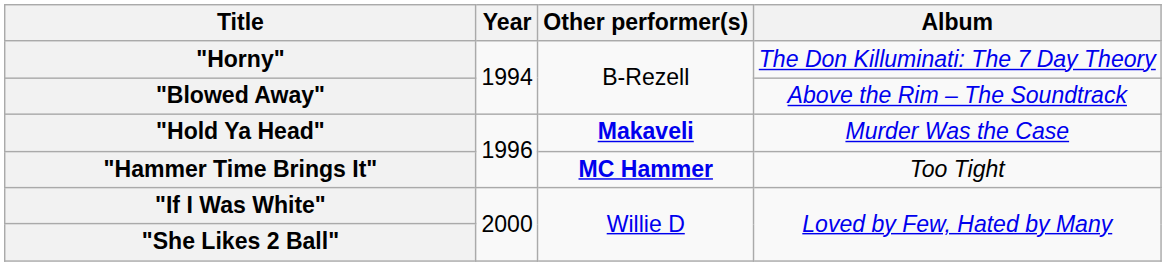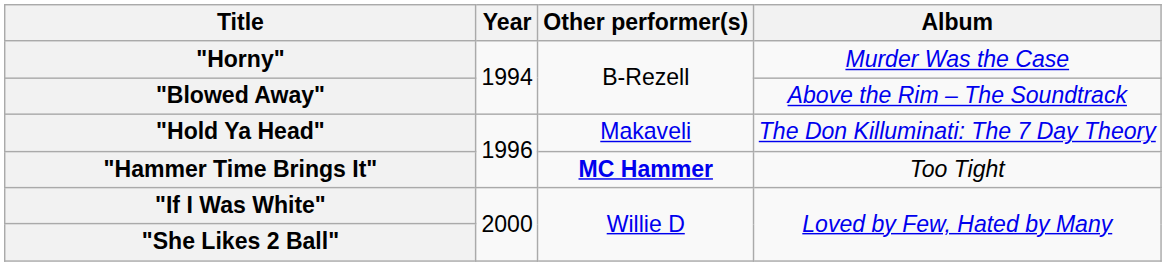(957, 59) The Don Killuminati: The 7 Day Theory -> (957, 59) Murder Was the Case
(646, 132) bold -> (646, 132) normal
(957, 132) Murder Was the Case -> (957, 132) The Don Killuminati: The 7 Day Theory
